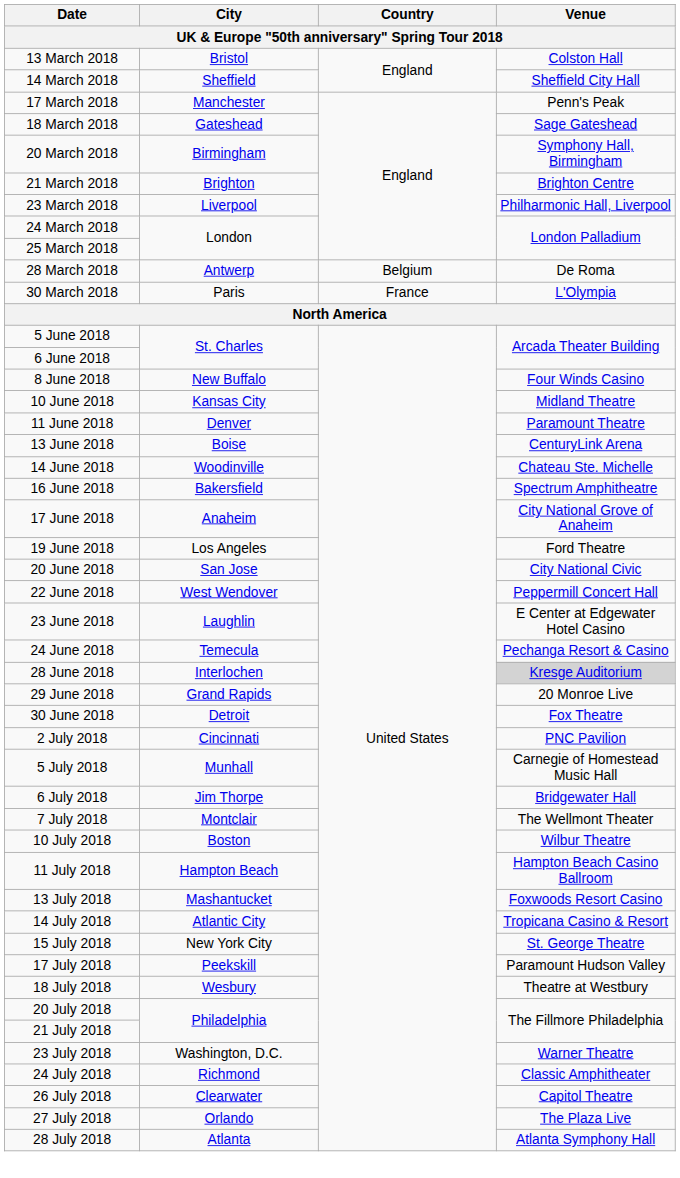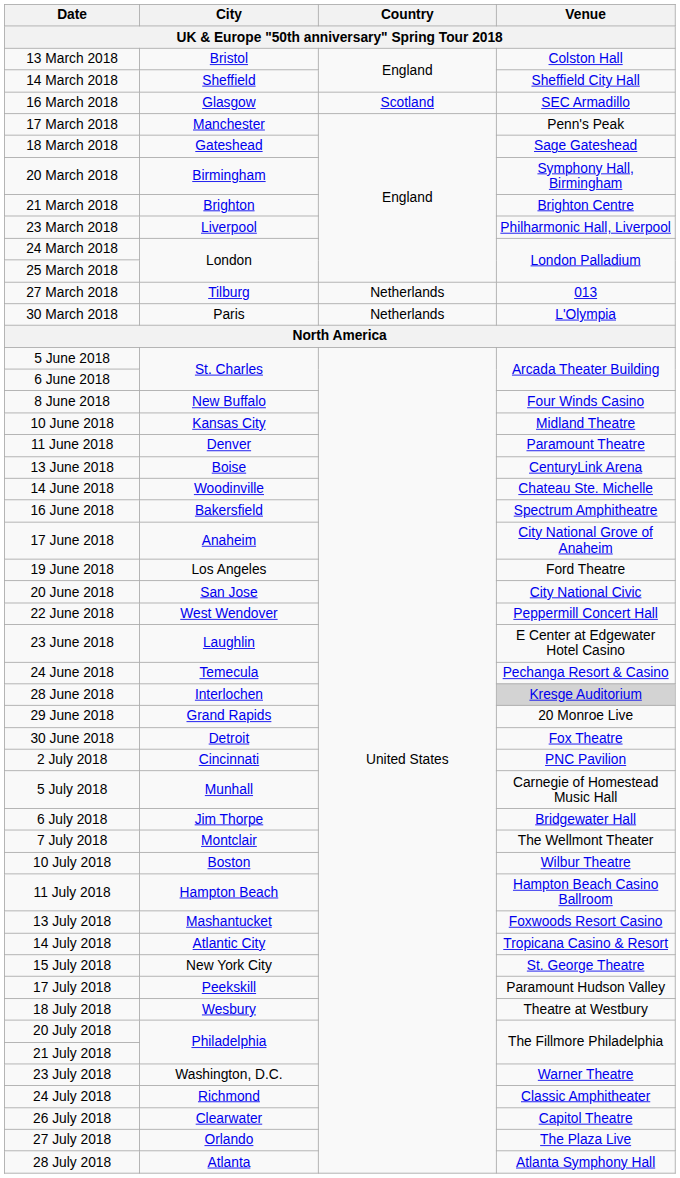+ row: (72, 102)
+ row: (72, 292)
- row: (72, 270)
(407, 292) France -> (407, 314) Netherlands
